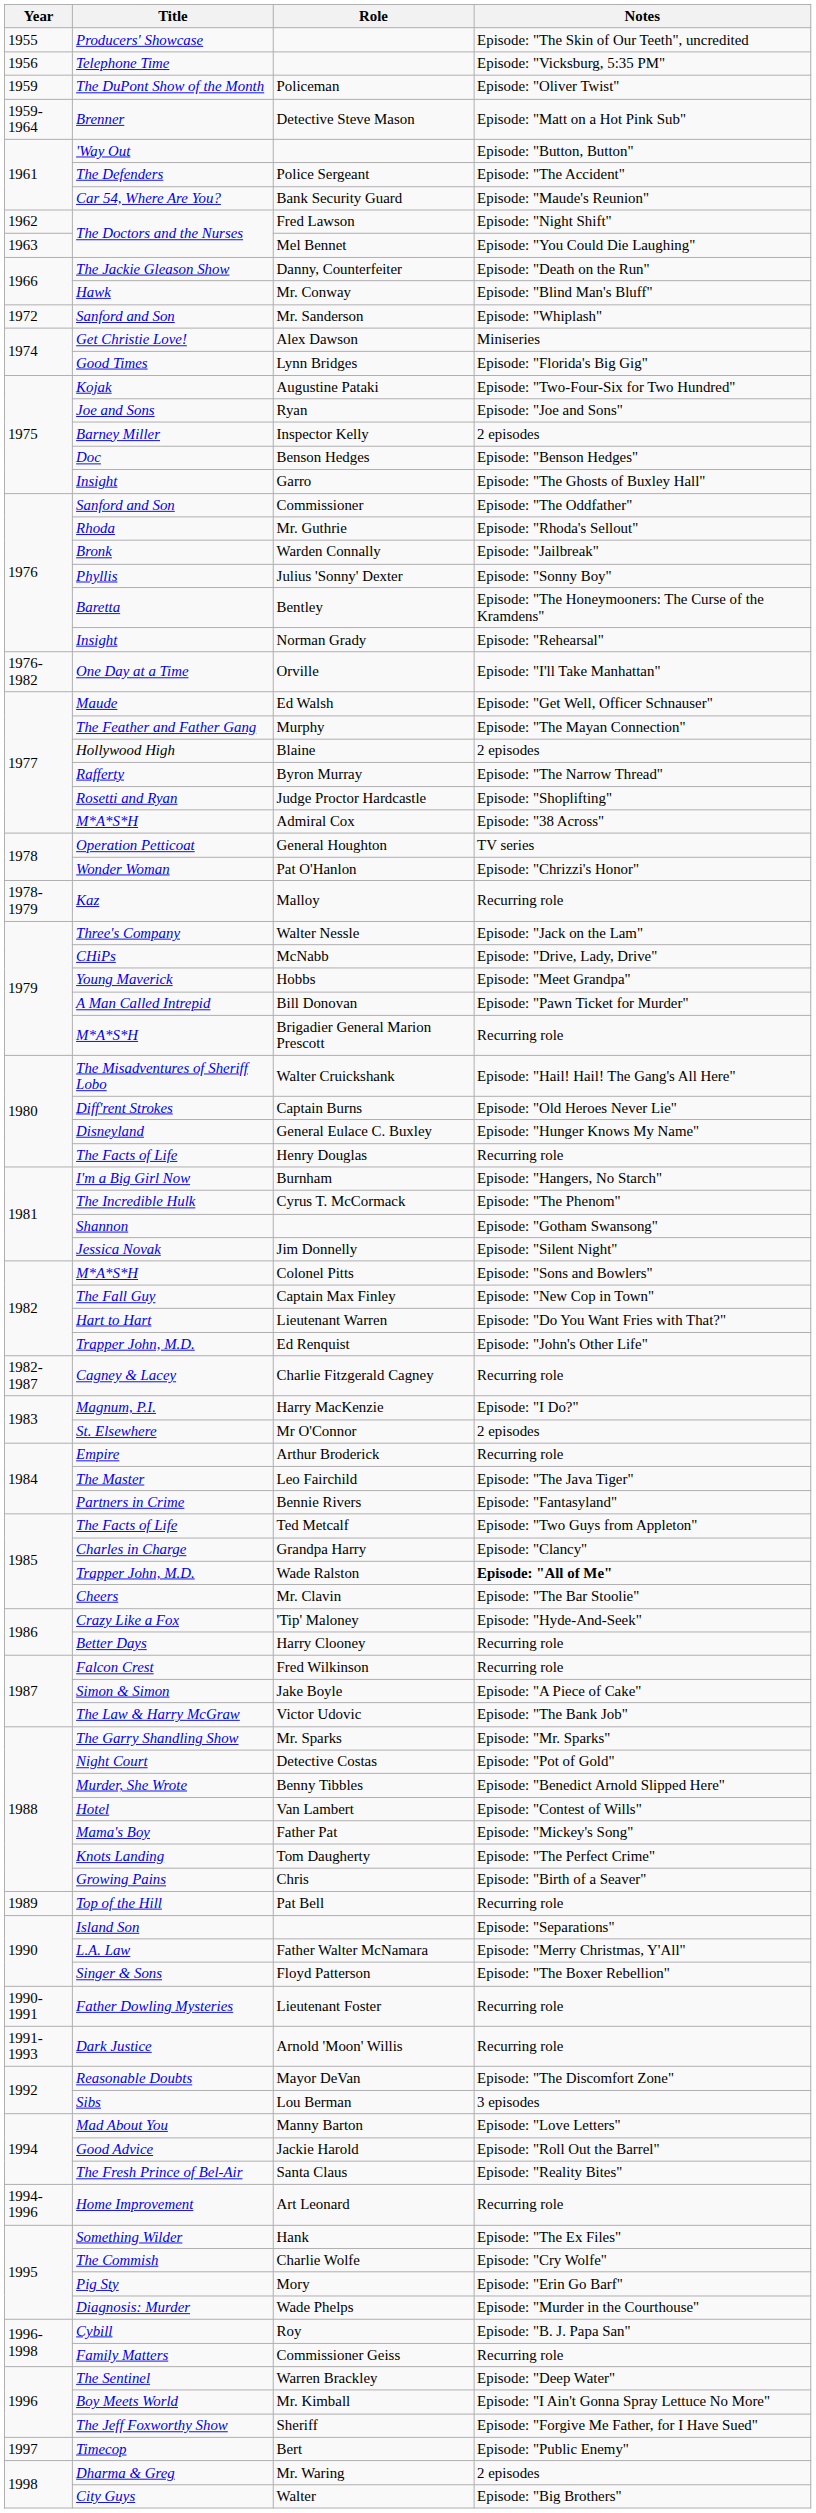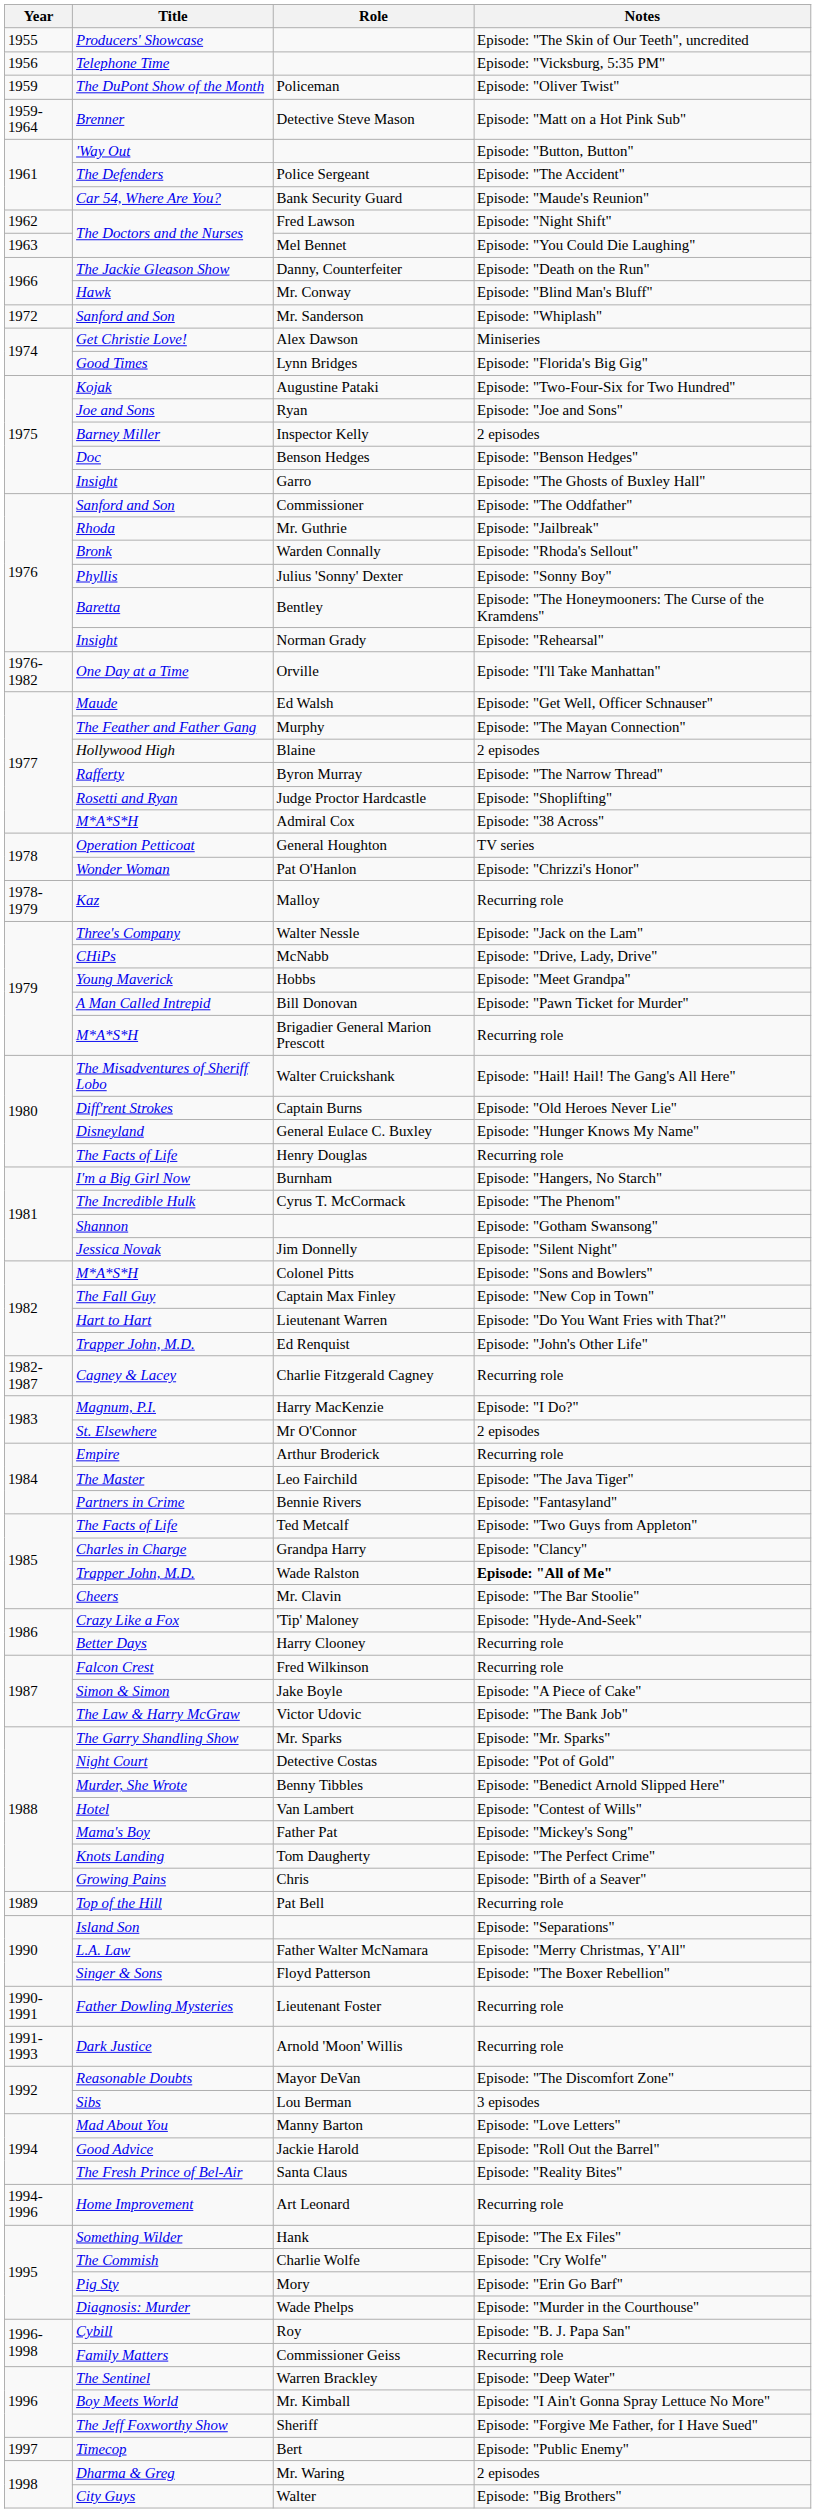(558, 528) Episode: "Rhoda's Sellout" -> (538, 528) Episode: "Jailbreak"
(538, 552) Episode: "Jailbreak" -> (558, 552) Episode: "Rhoda's Sellout"
